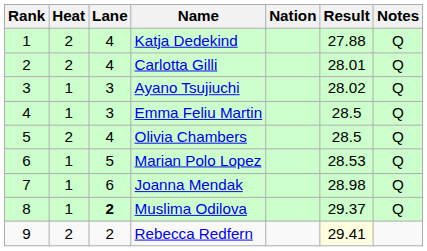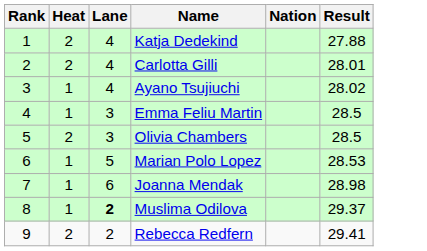- column: (398, 16)
(110, 88) 3 -> (110, 88) 4
(110, 137) 4 -> (110, 137) 3
(347, 233) lightyellow background -> (347, 233) no background
